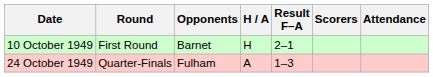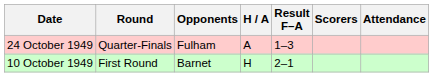rows swapped: (50, 44) <-> (50, 63)
